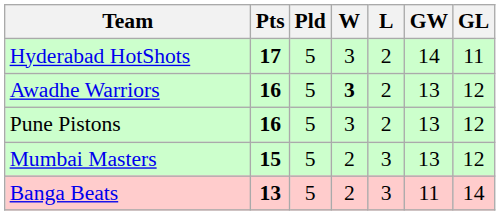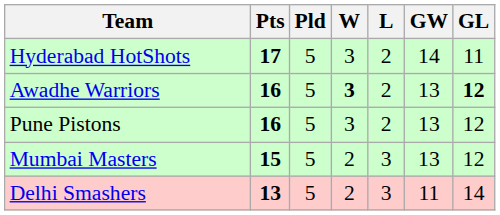(474, 90) normal -> (474, 90) bold
+ row: (78, 192)
- row: (64, 192)
